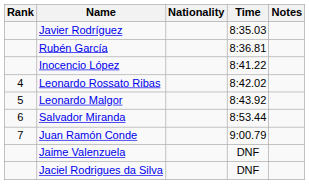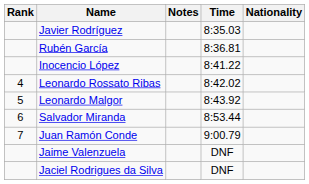columns swapped: (196, 13) <-> (287, 13)
